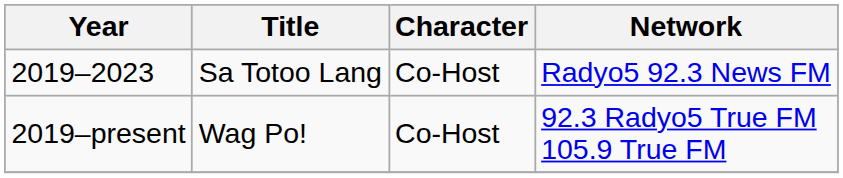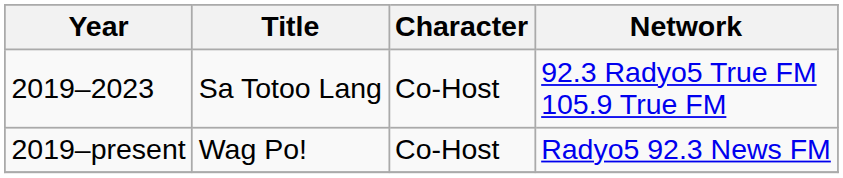(686, 72) Radyo5 92.3 News FM -> (679, 88) 92.3 Radyo5 True FM 105.9 True FM
(679, 133) 92.3 Radyo5 True FM 105.9 True FM -> (686, 149) Radyo5 92.3 News FM
